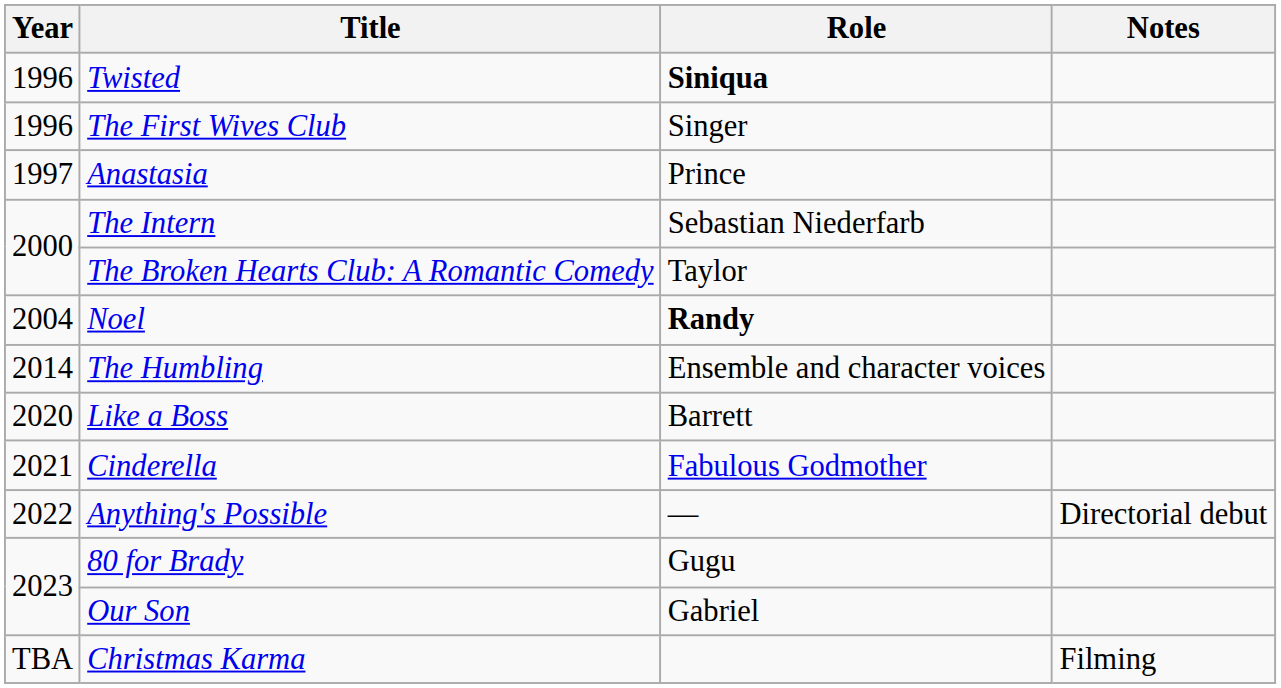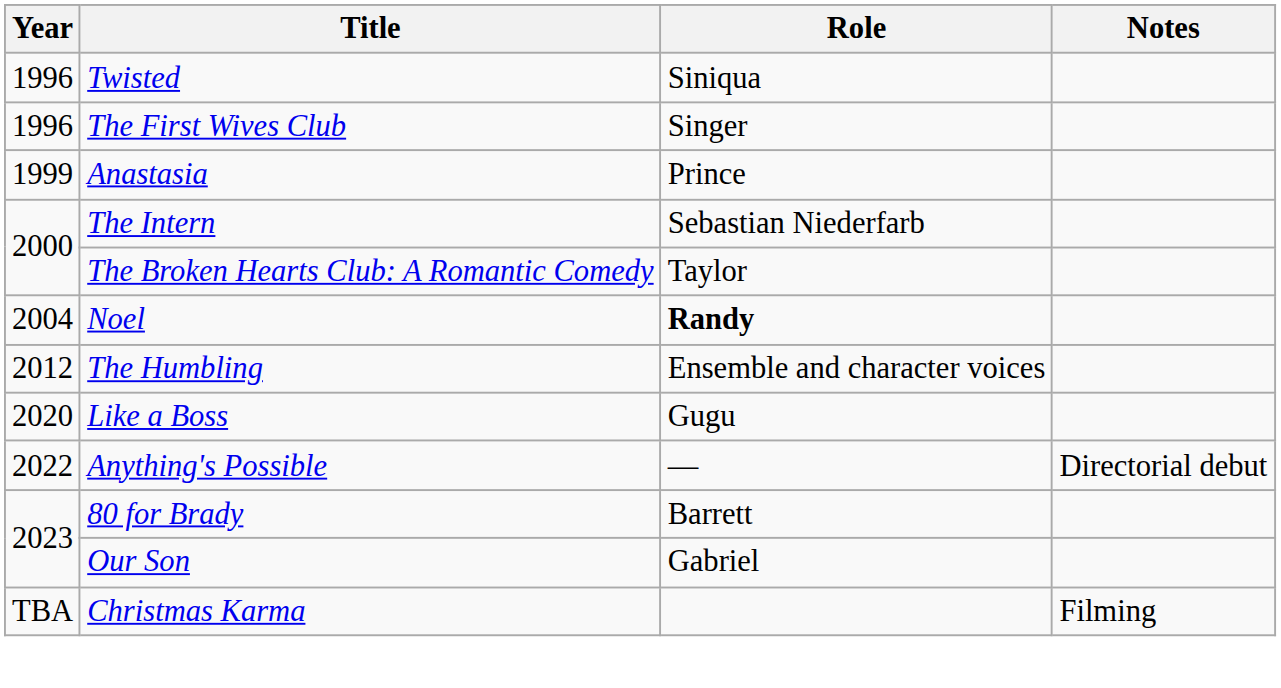(718, 77) bold -> (714, 77) normal
(43, 174) 1997 -> (43, 174) 1999
(43, 367) 2014 -> (43, 367) 2012
(710, 416) Barrett -> (702, 416) Gugu
- row: (152, 464)
(702, 561) Gugu -> (710, 513) Barrett
